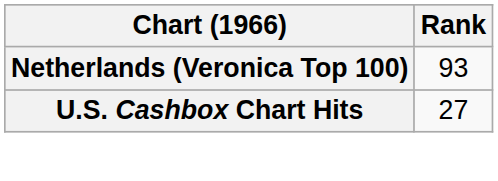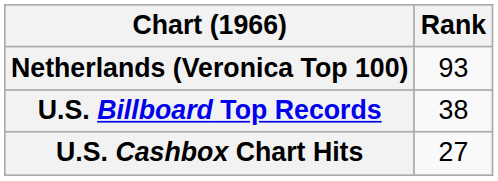+ row: (210, 110)
